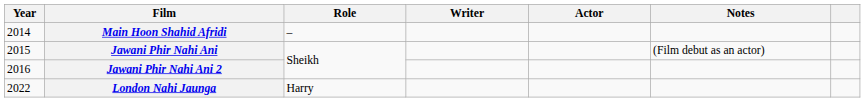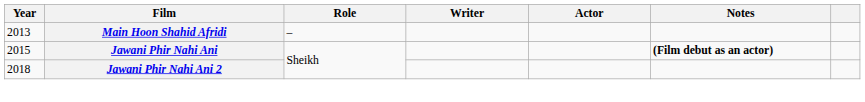(19, 32) 2014 -> (19, 32) 2013
(709, 50) normal -> (713, 50) bold
(19, 69) 2016 -> (19, 69) 2018
- row: (164, 87)
